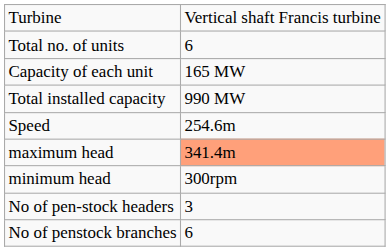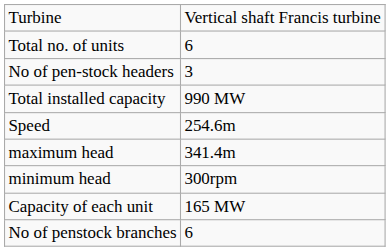rows swapped: (81, 71) <-> (91, 206)
(210, 152) lightsalmon background -> (210, 152) no background
